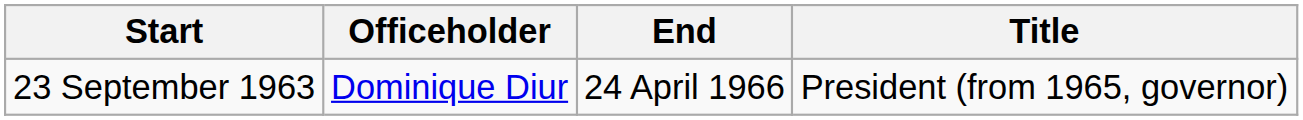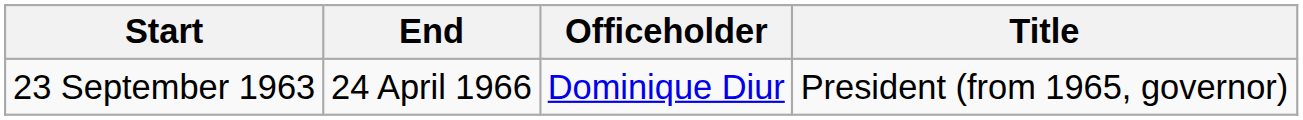columns swapped: (684, 31) <-> (450, 31)
